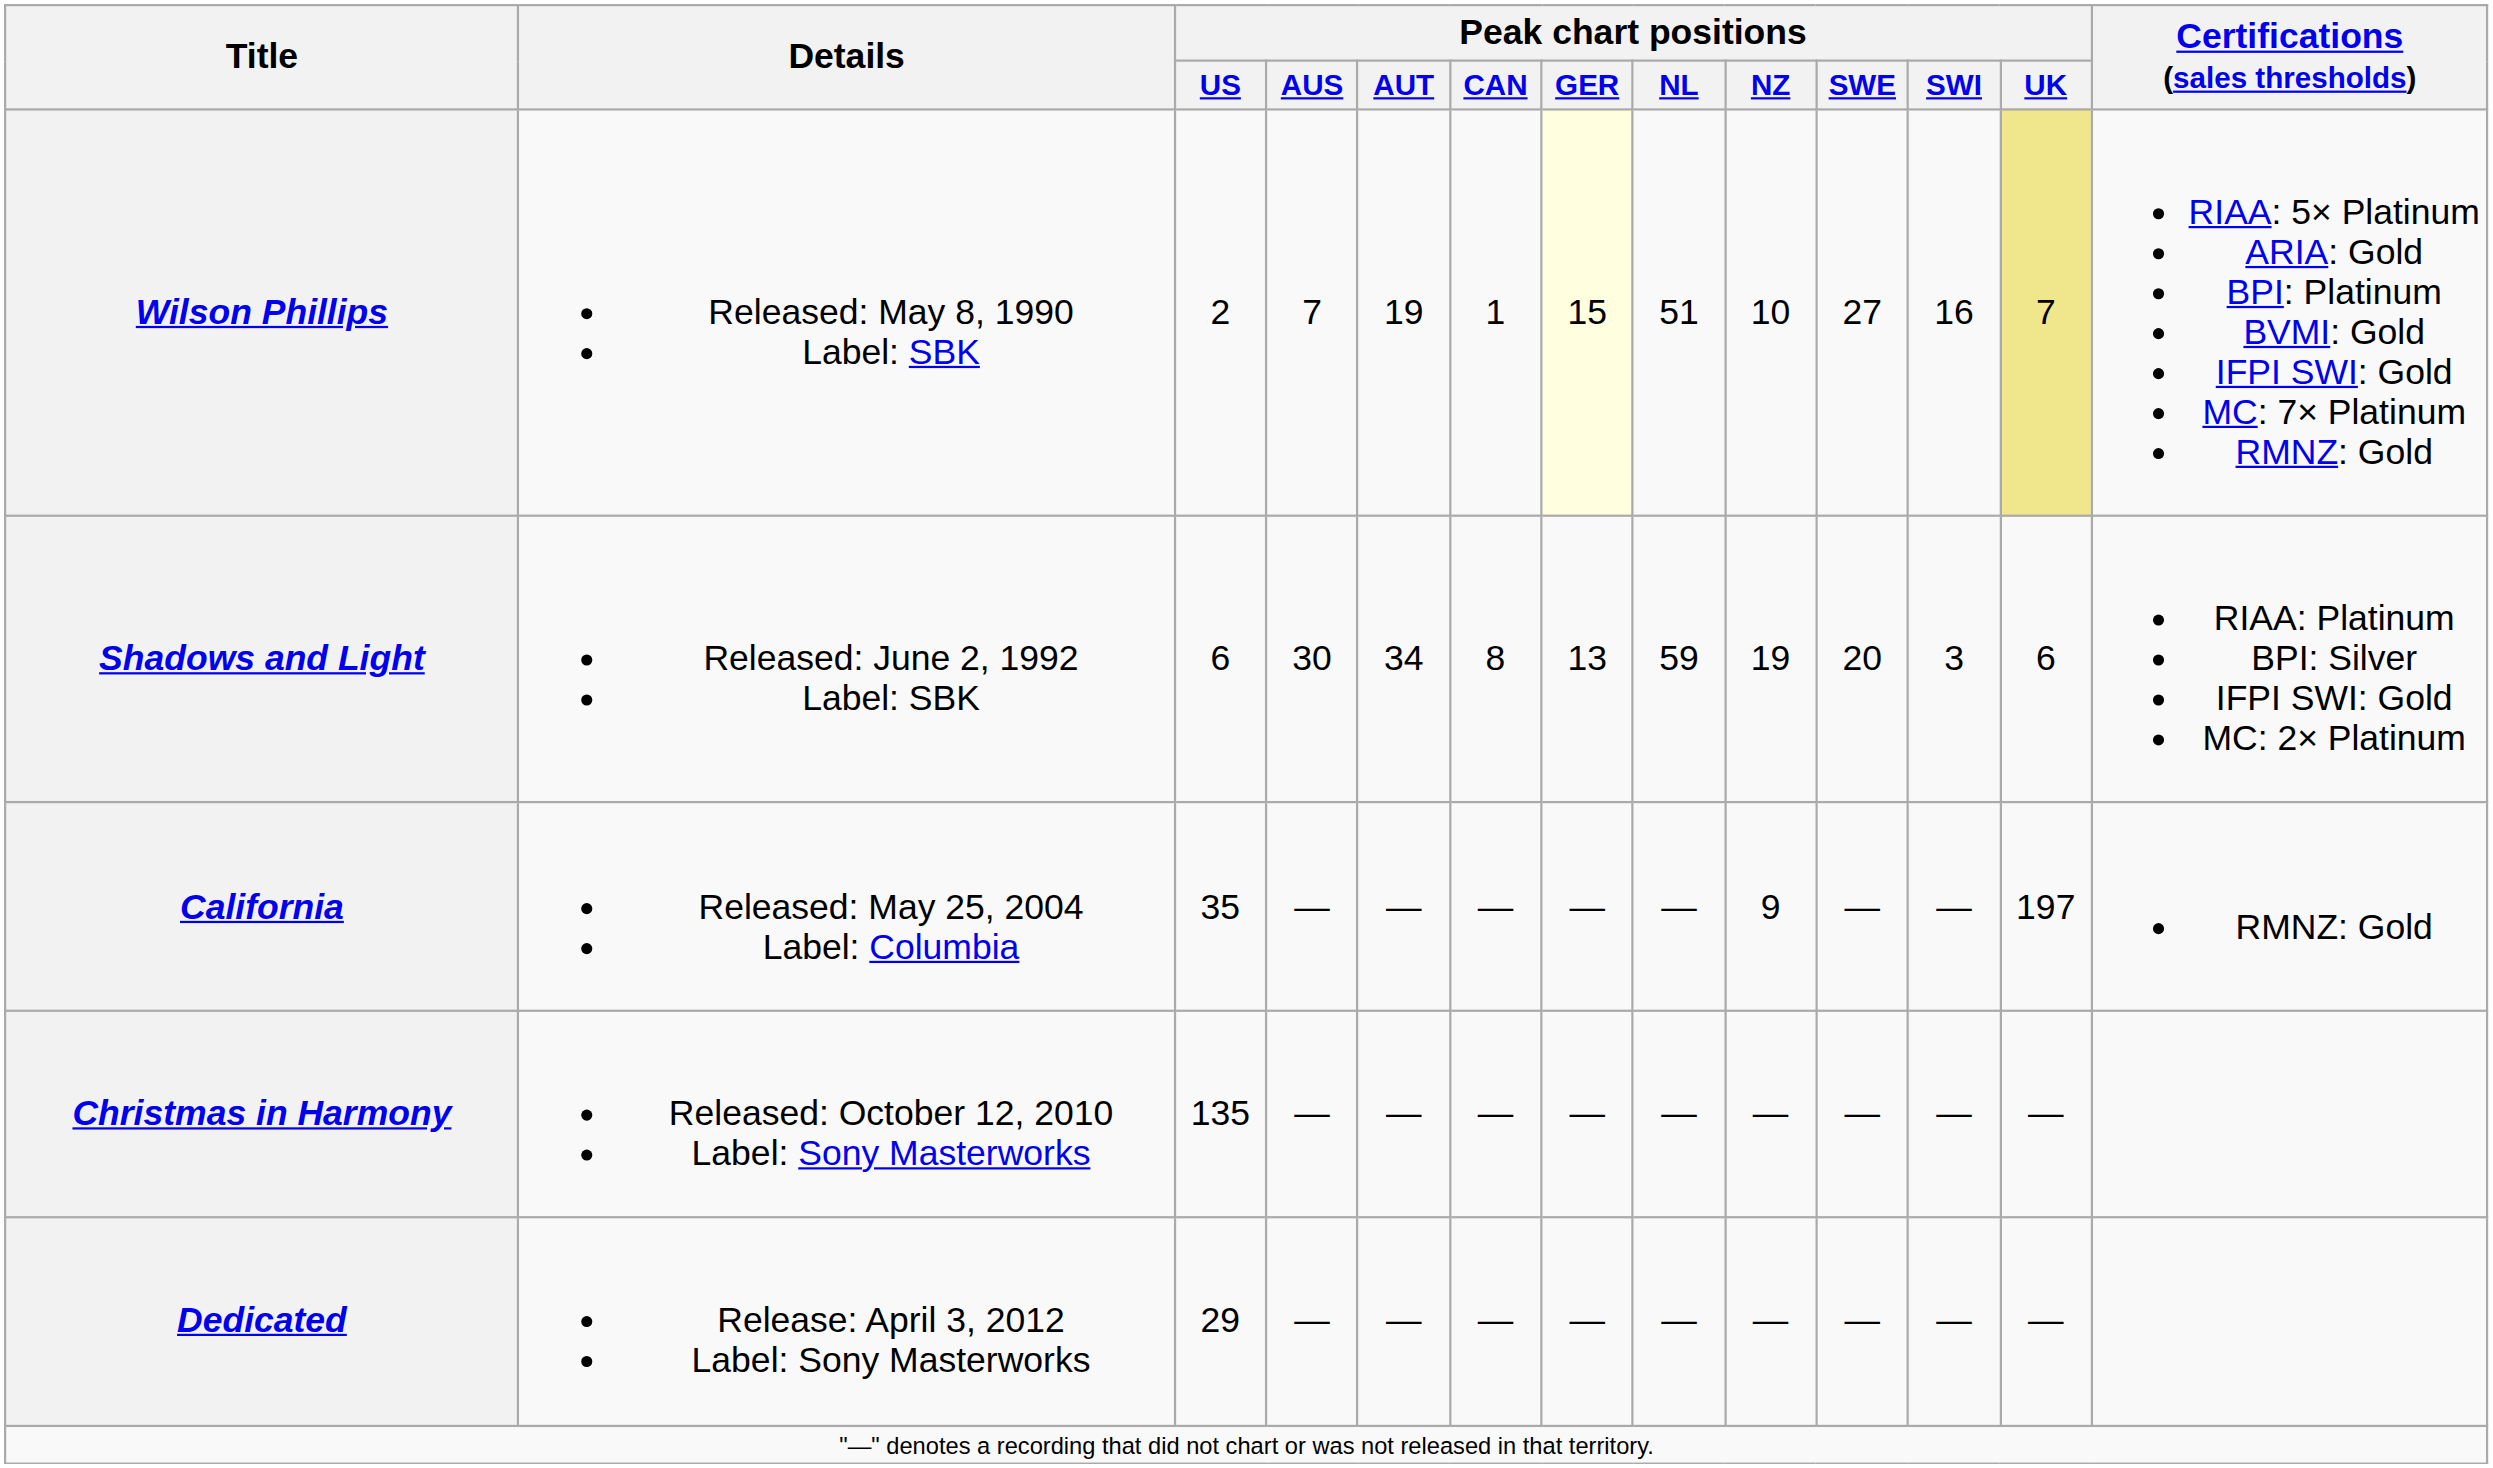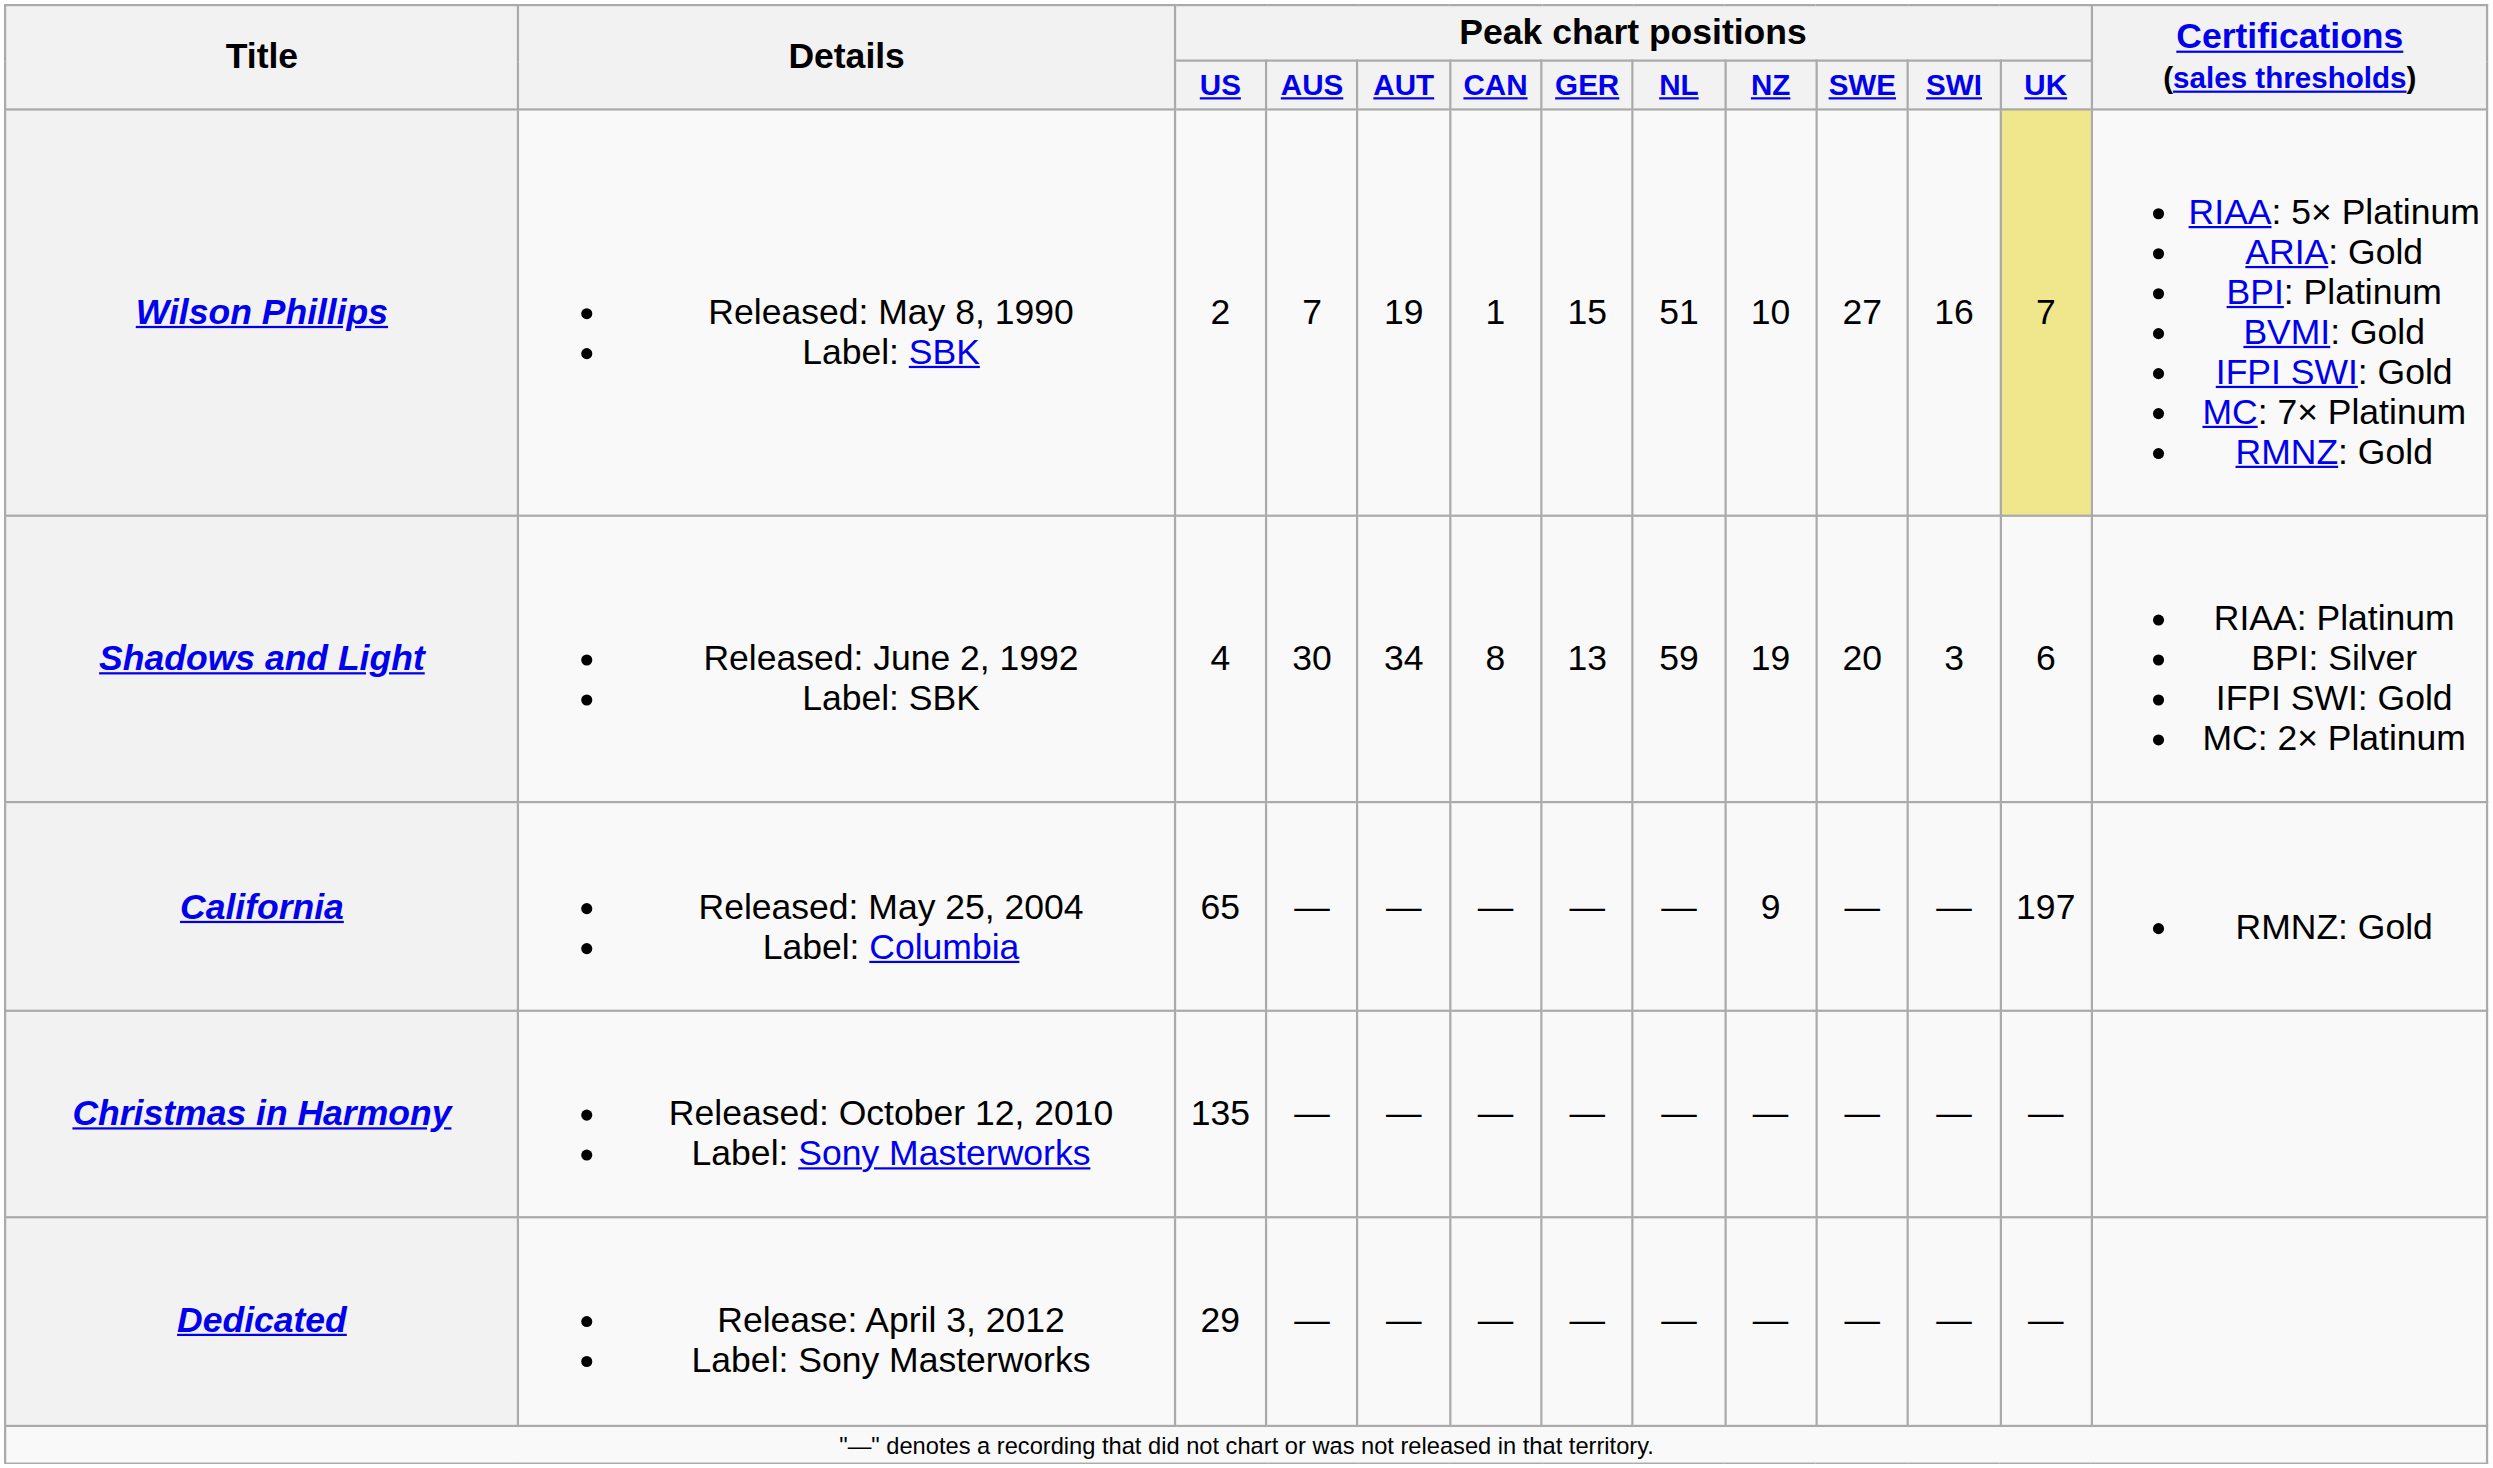(1587, 311) lightyellow background -> (1587, 311) no background
(1220, 658) 6 -> (1220, 658) 4
(1220, 906) 35 -> (1220, 906) 65
